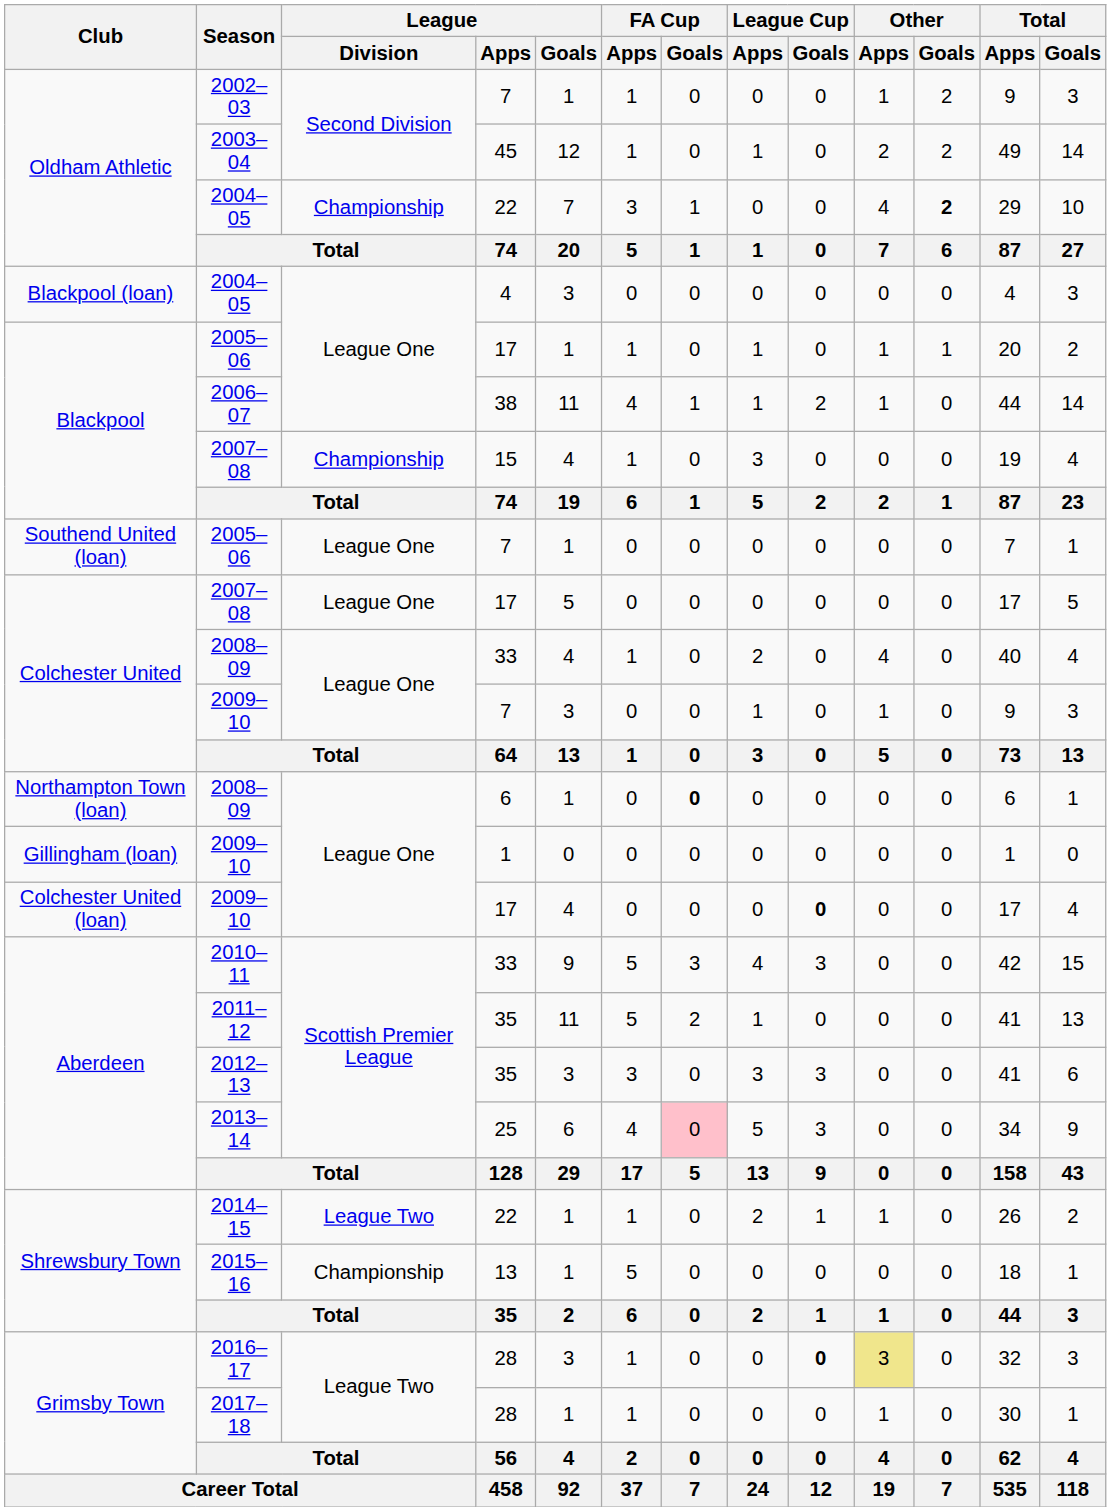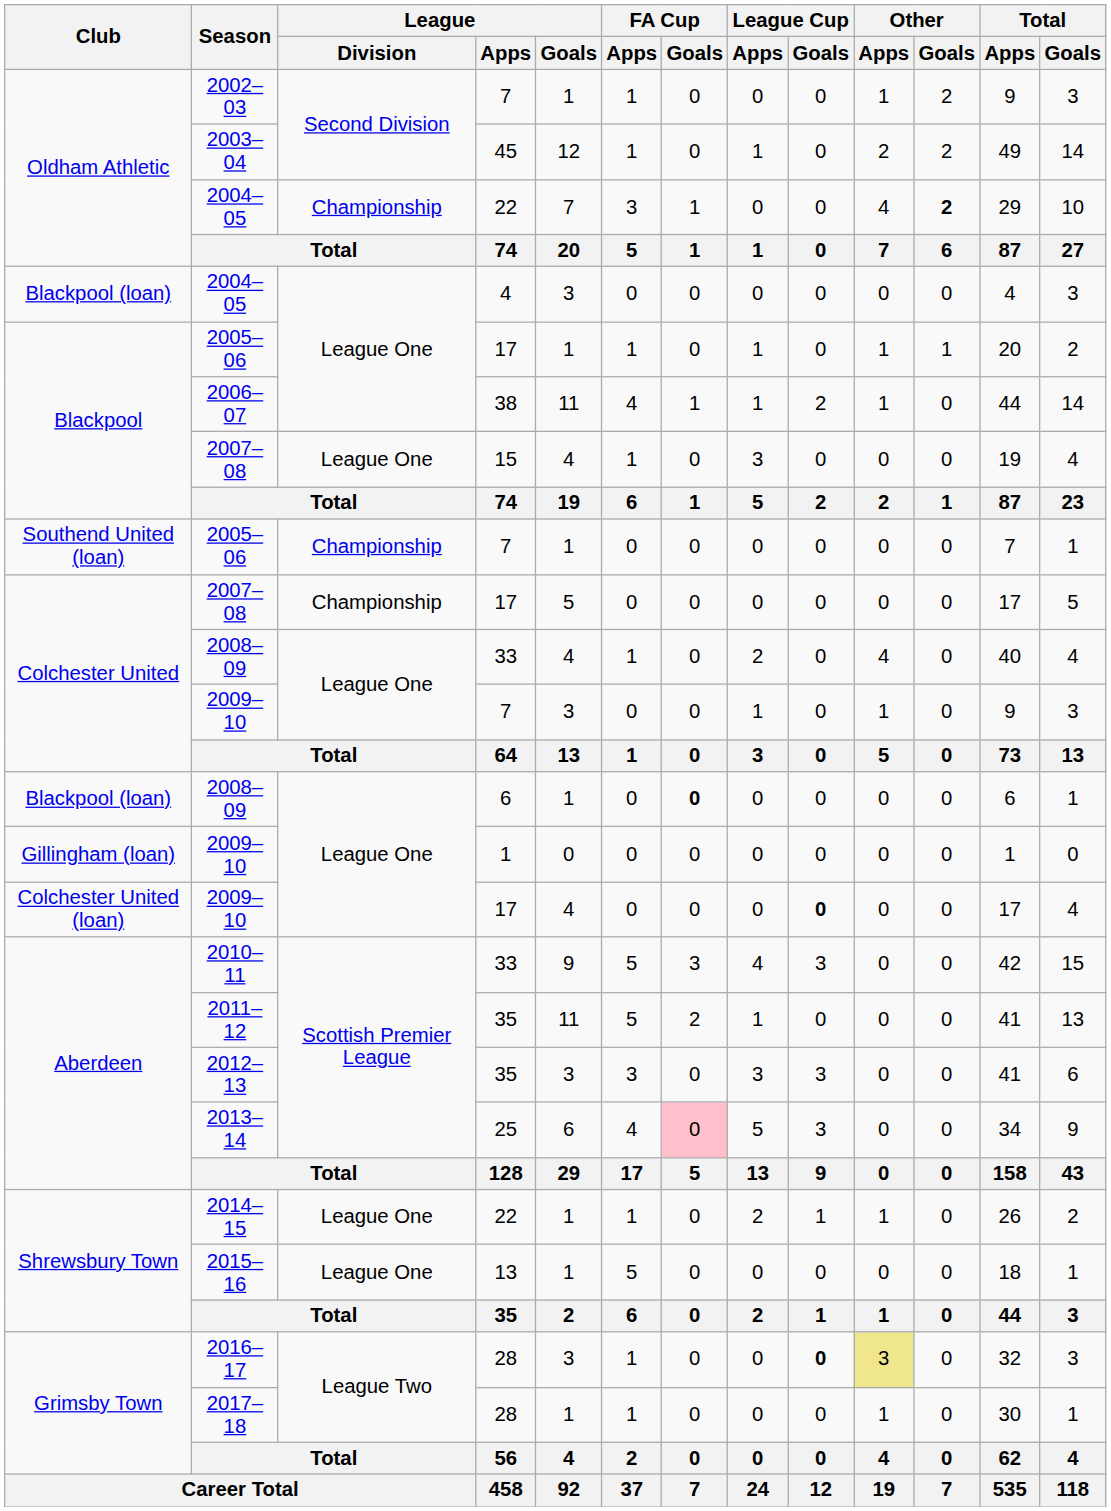(379, 459) Championship -> (377, 459) League One
(379, 546) League One -> (377, 546) Championship
(379, 601) League One -> (377, 601) Championship
(100, 799) Northampton Town (loan) -> (98, 799) Blackpool (loan)
(379, 1216) League Two -> (377, 1216) League One
(379, 1272) Championship -> (377, 1272) League One
